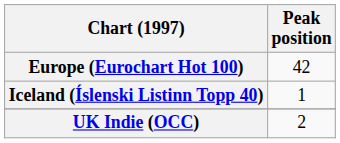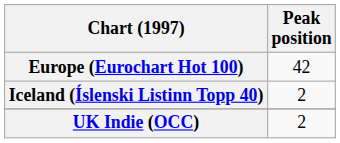(302, 94) 1 -> (302, 94) 2
